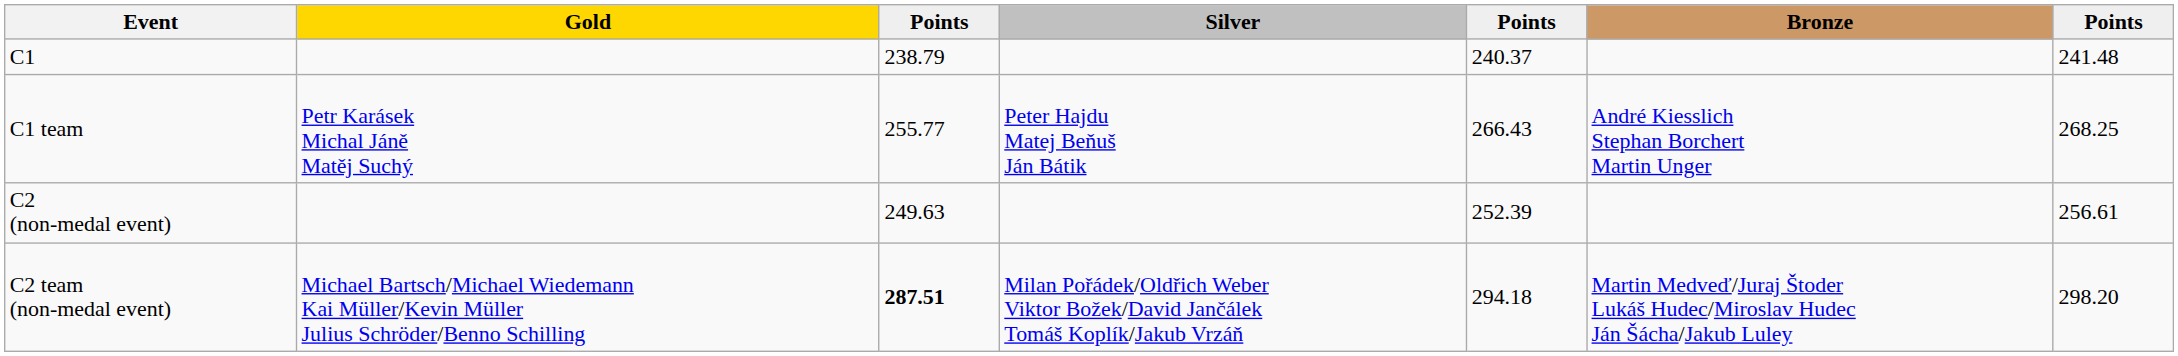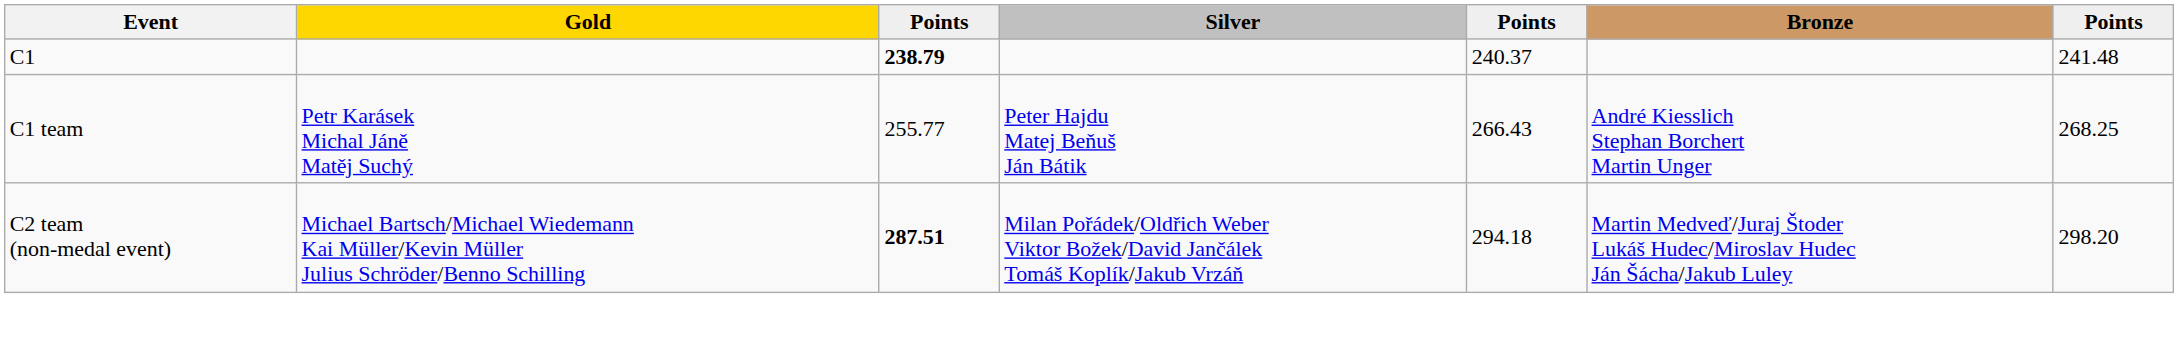(915, 56) normal -> (915, 56) bold
- row: (90, 212)
